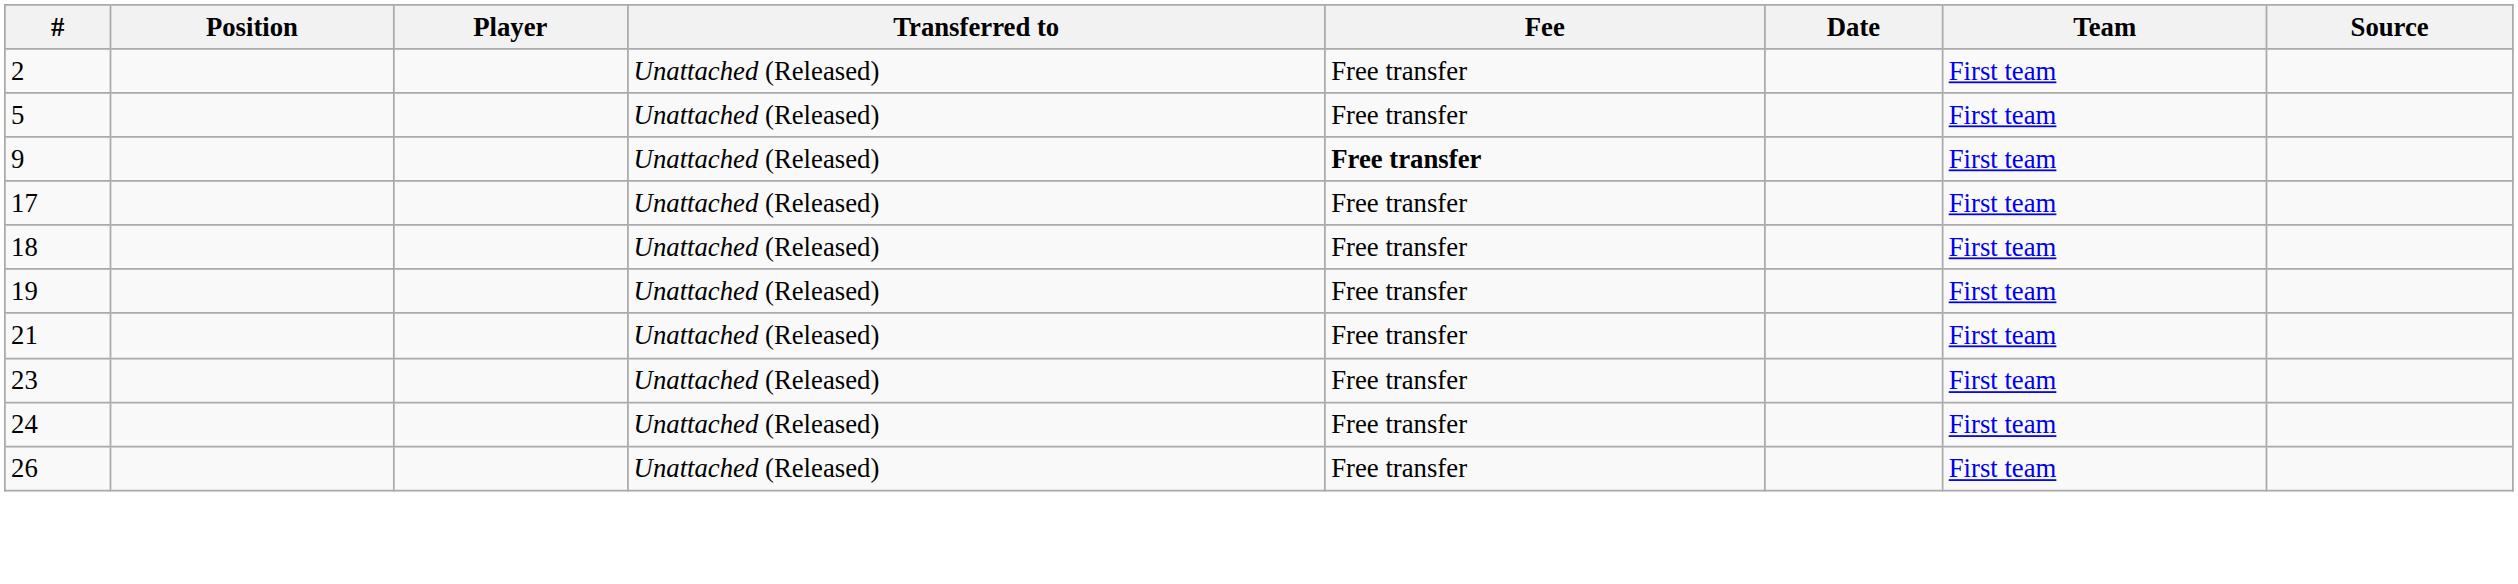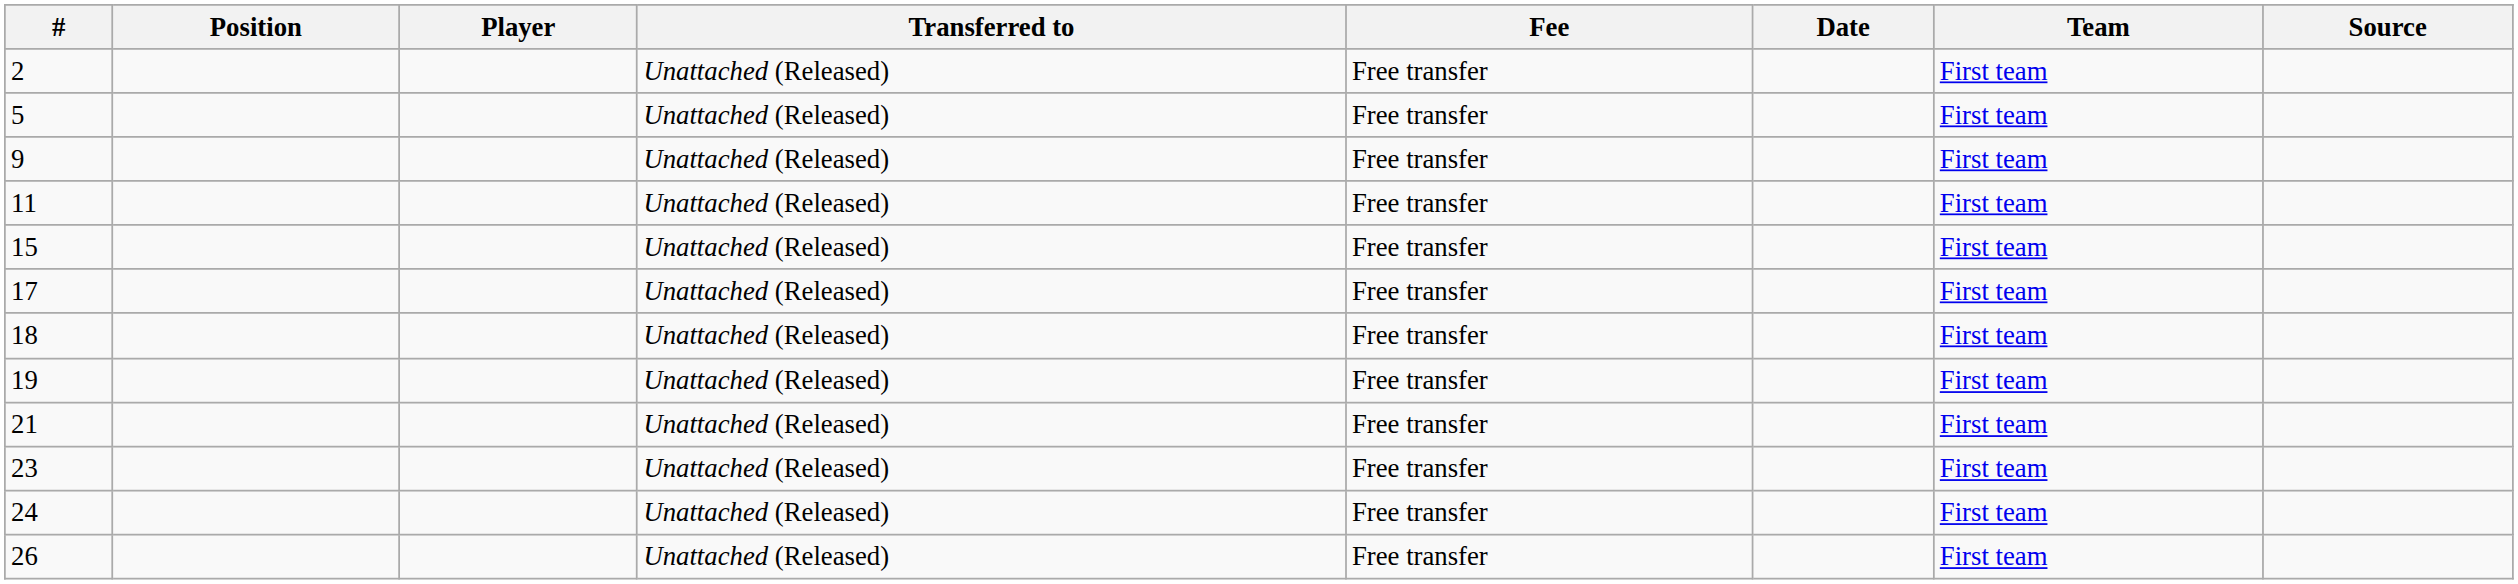(1406, 159) bold -> (1420, 159) normal
+ row: (24, 203)
+ row: (24, 247)
